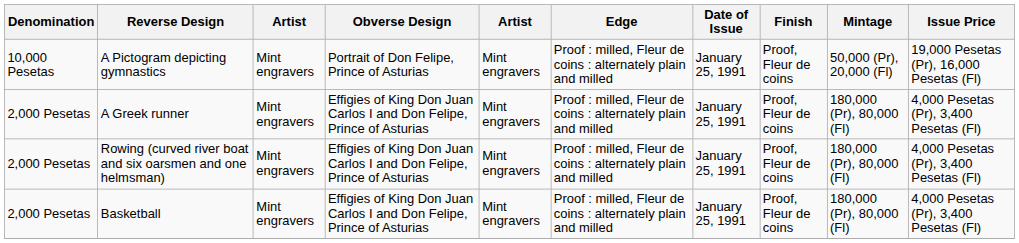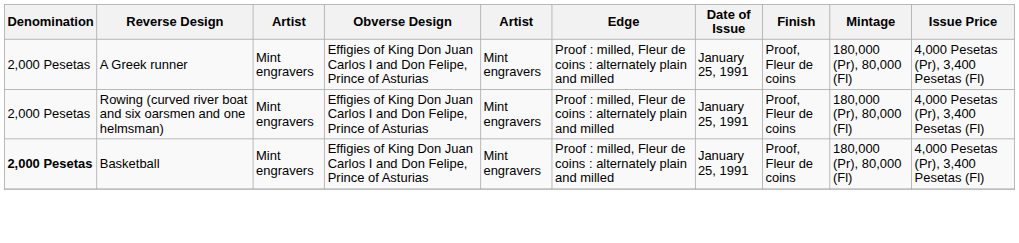- row: (163, 64)
(49, 213) normal -> (50, 163) bold
